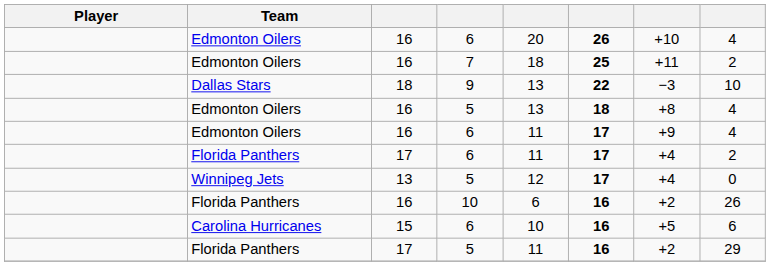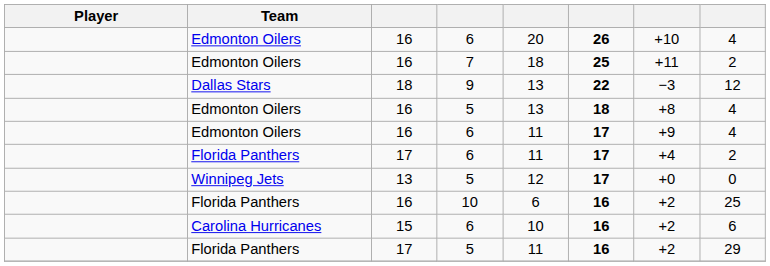(732, 86) 10 -> (732, 86) 12
(667, 179) +4 -> (667, 179) +0
(732, 202) 26 -> (732, 202) 25
(667, 226) +5 -> (667, 226) +2
